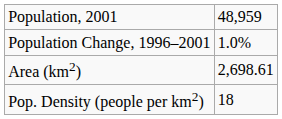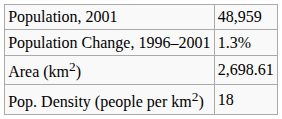(234, 42) 1.0% -> (234, 42) 1.3%
